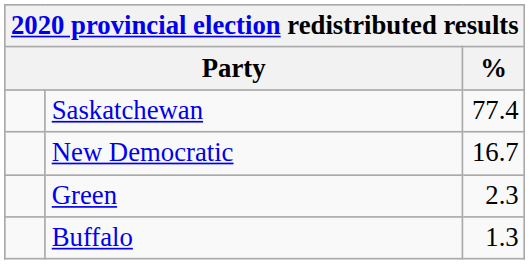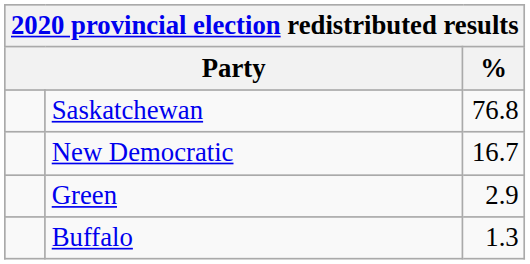(495, 110) 77.4 -> (495, 110) 76.8
(502, 195) 2.3 -> (502, 195) 2.9
